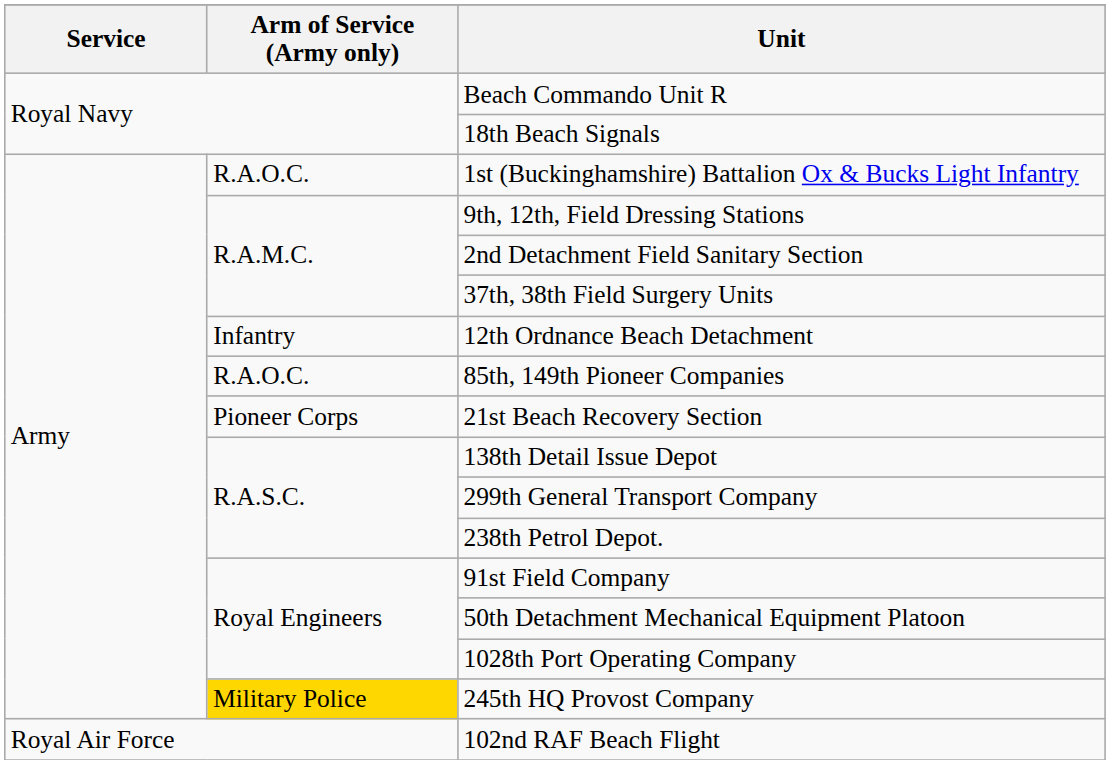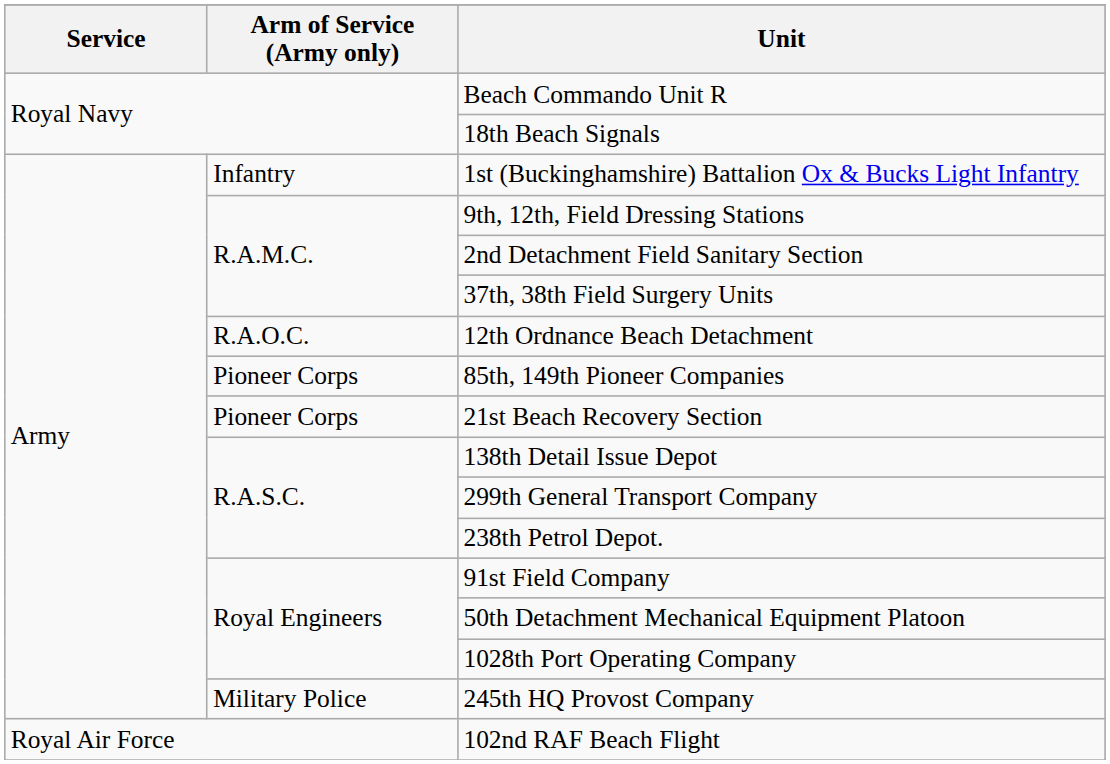(261, 174) R.A.O.C. -> (254, 174) Infantry
(254, 335) Infantry -> (261, 335) R.A.O.C.
(261, 376) R.A.O.C. -> (286, 376) Pioneer Corps
(290, 698) gold background -> (290, 698) no background
